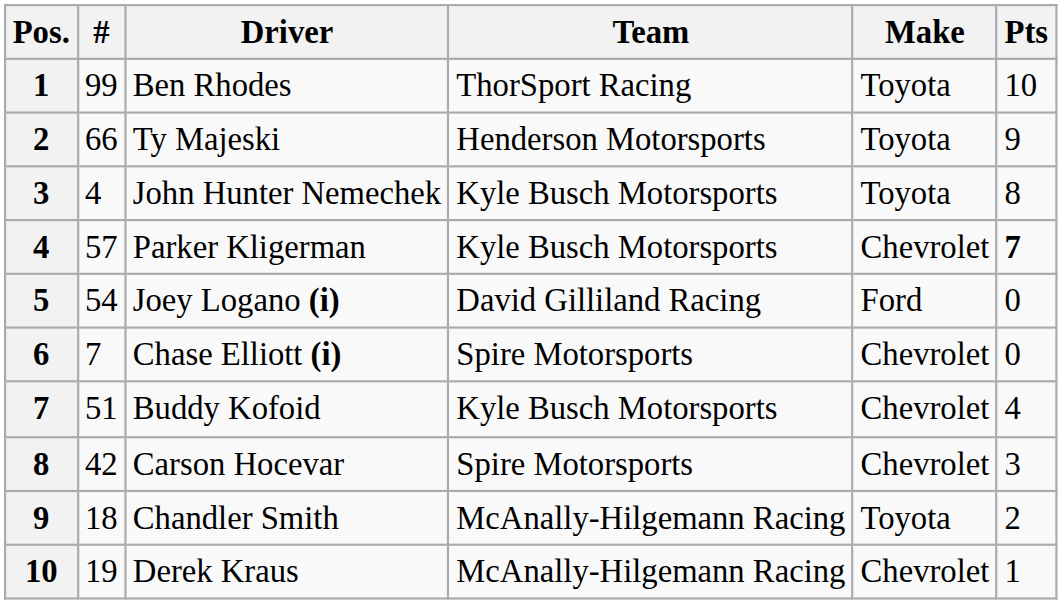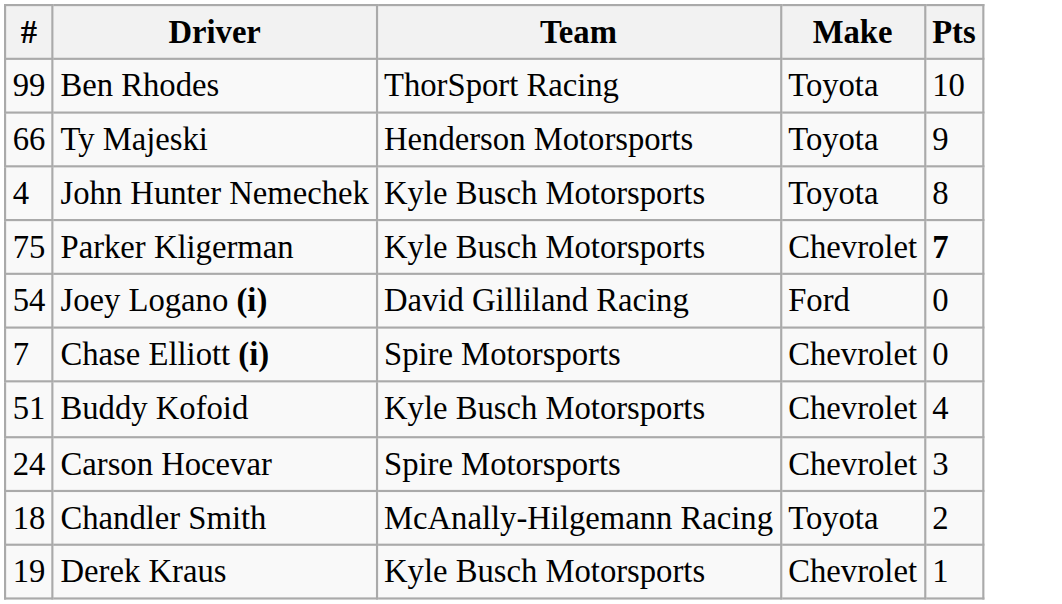- column: (41, 31)
(101, 247) 57 -> (29, 247) 75
(101, 462) 42 -> (29, 462) 24
(651, 570) McAnally-Hilgemann Racing -> (545, 570) Kyle Busch Motorsports
